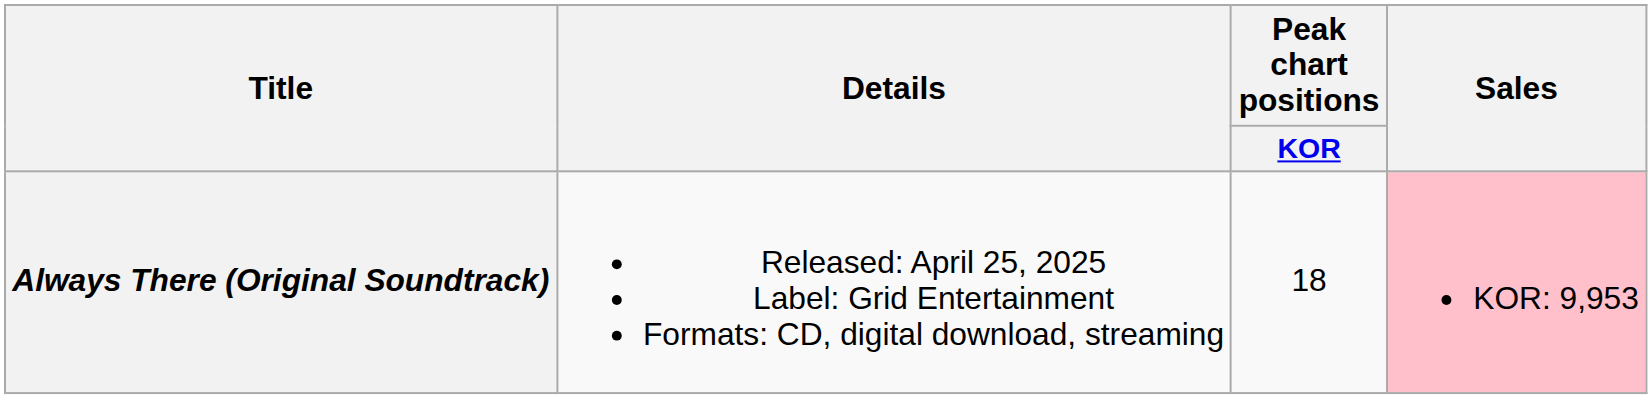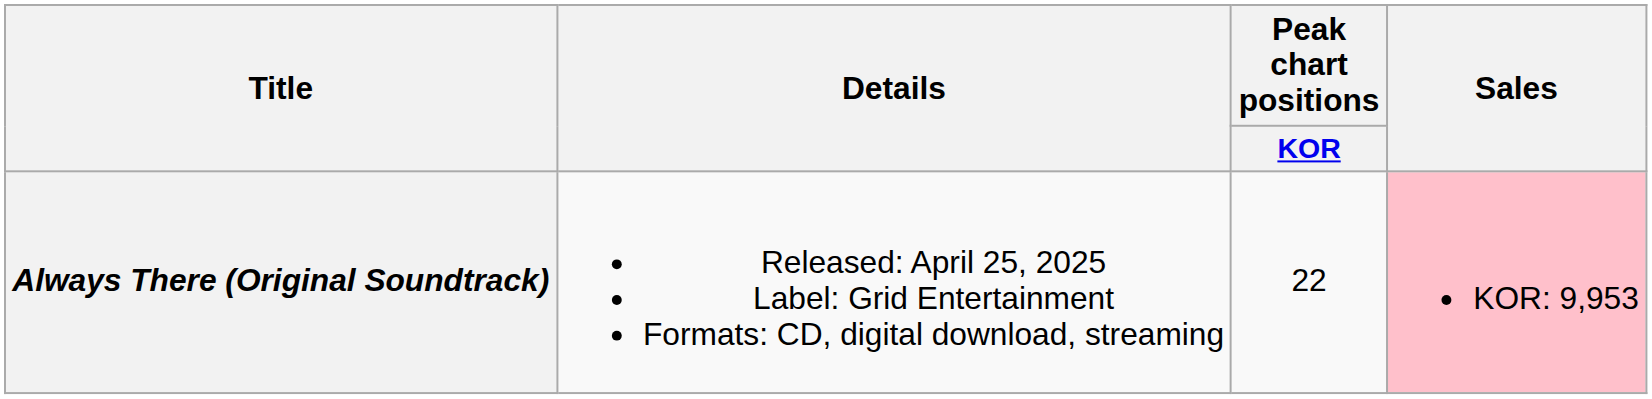(1309, 281) 18 -> (1309, 281) 22
